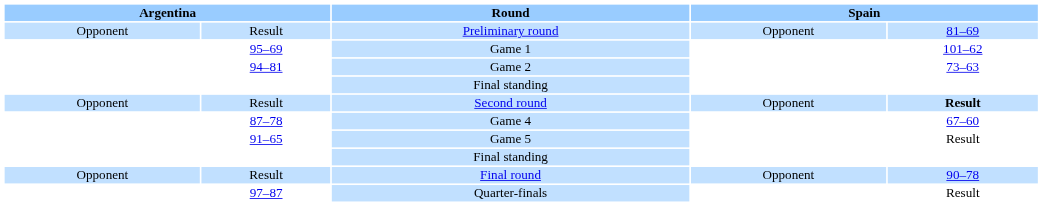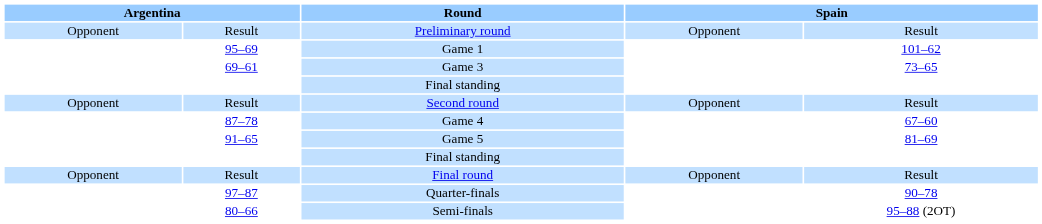(963, 30) 81–69 -> (921, 30) Result
- row: (266, 67)
+ row: (241, 67)
(963, 103) bold -> (921, 103) normal
(963, 139) Result -> (921, 139) 81–69
(963, 175) 90–78 -> (921, 175) Result
(963, 193) Result -> (921, 193) 90–78
+ row: (241, 211)
